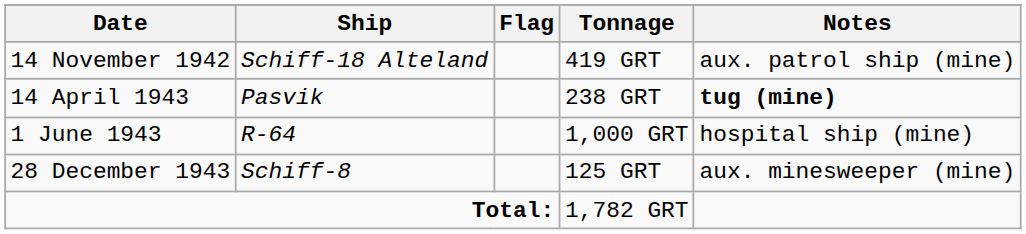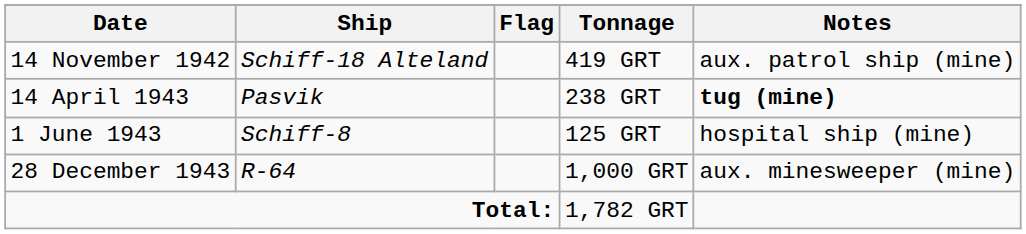(269, 135) R-64 -> (296, 135) Schiff-8
(627, 135) 1,000 GRT -> (613, 135) 125 GRT
(296, 173) Schiff-8 -> (269, 173) R-64
(613, 173) 125 GRT -> (627, 173) 1,000 GRT
